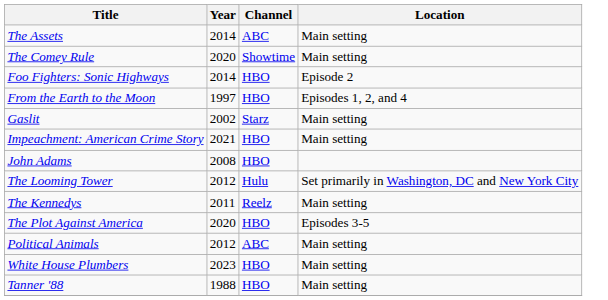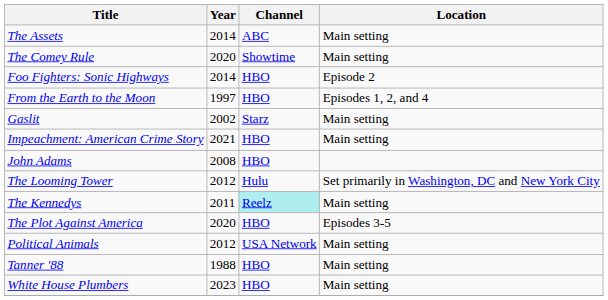(257, 202) no background -> (257, 202) paleturquoise background
(255, 243) ABC -> (279, 243) USA Network
rows swapped: (35, 285) <-> (68, 264)
